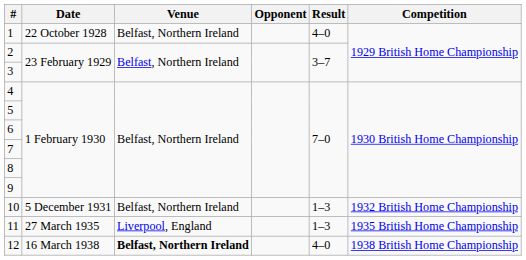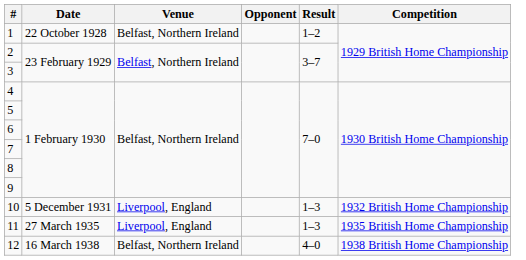(321, 33) 4–0 -> (311, 33) 1–2
(178, 206) Belfast, Northern Ireland -> (164, 206) Liverpool, England
(183, 245) bold -> (178, 245) normal
